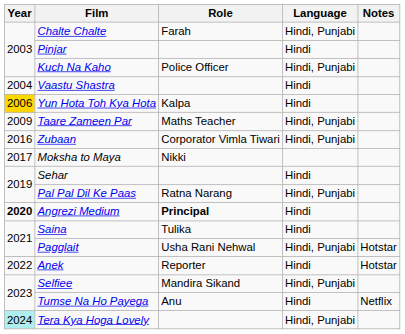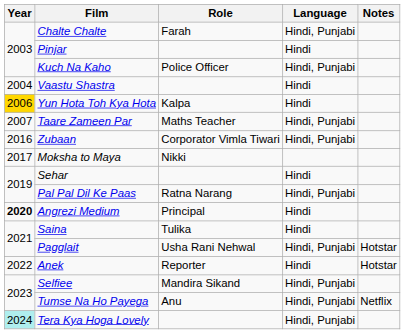(20, 121) 2009 -> (20, 121) 2007
(185, 211) bold -> (183, 211) normal
(298, 301) Hindi -> (320, 301) Hindi, Punjabi
